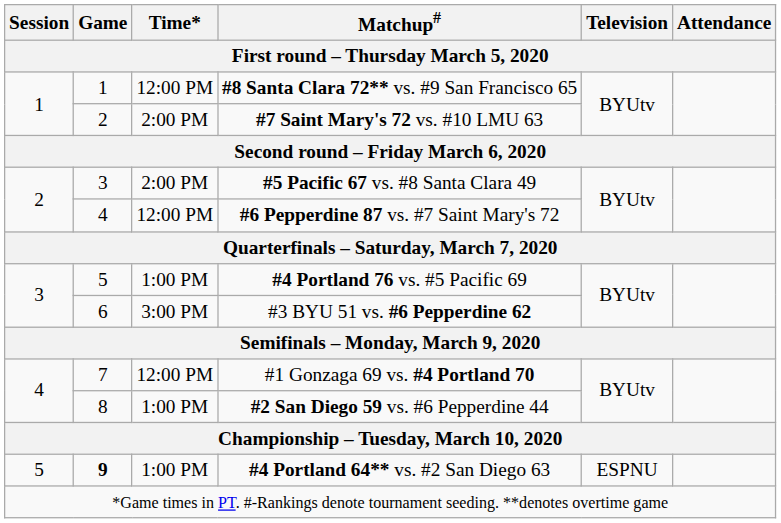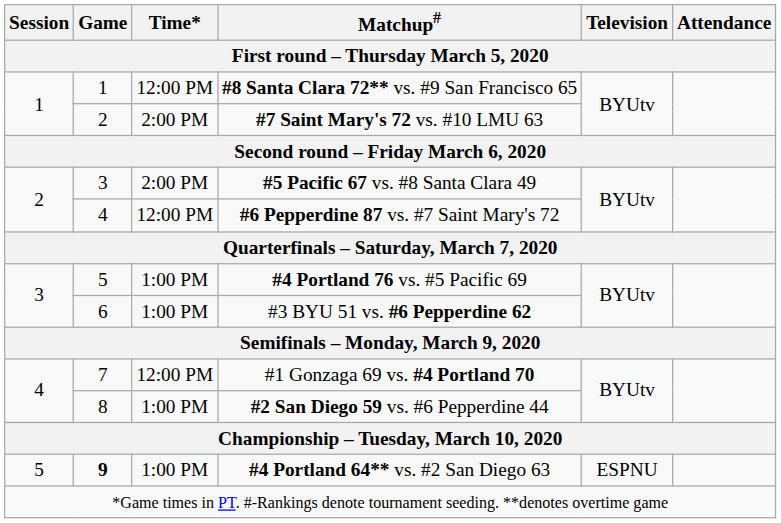(175, 310) 3:00 PM -> (175, 310) 1:00 PM
